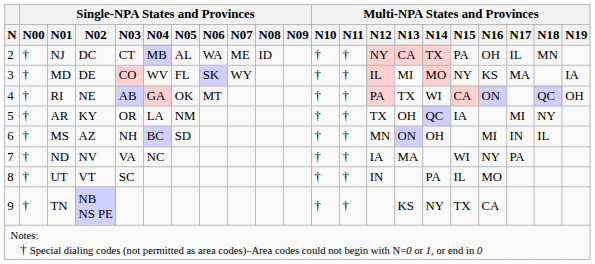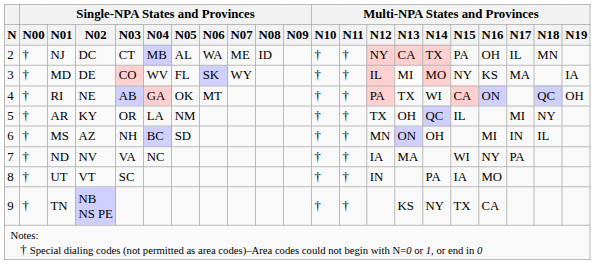(460, 116) IA -> (460, 116) IL
(460, 177) IL -> (460, 177) IA
